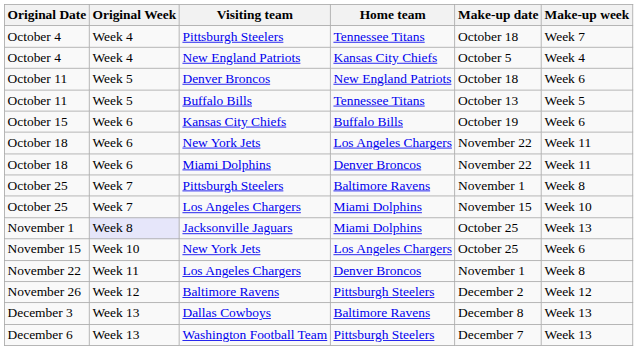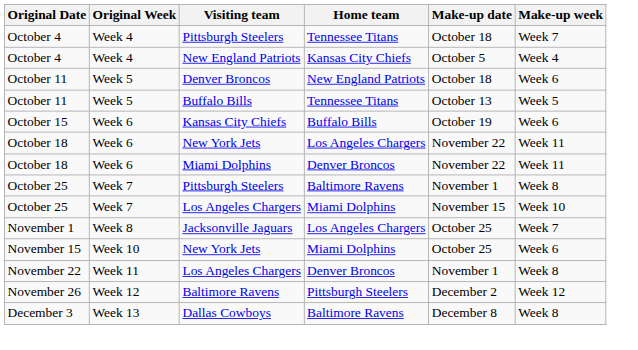(113, 228) lavender background -> (113, 228) no background
(378, 228) Miami Dolphins -> (366, 228) Los Angeles Chargers
(568, 228) Week 13 -> (538, 228) Week 7
(393, 249) Los Angeles Chargers -> (351, 249) Miami Dolphins
(568, 313) Week 13 -> (538, 313) Week 8
- row: (40, 334)
